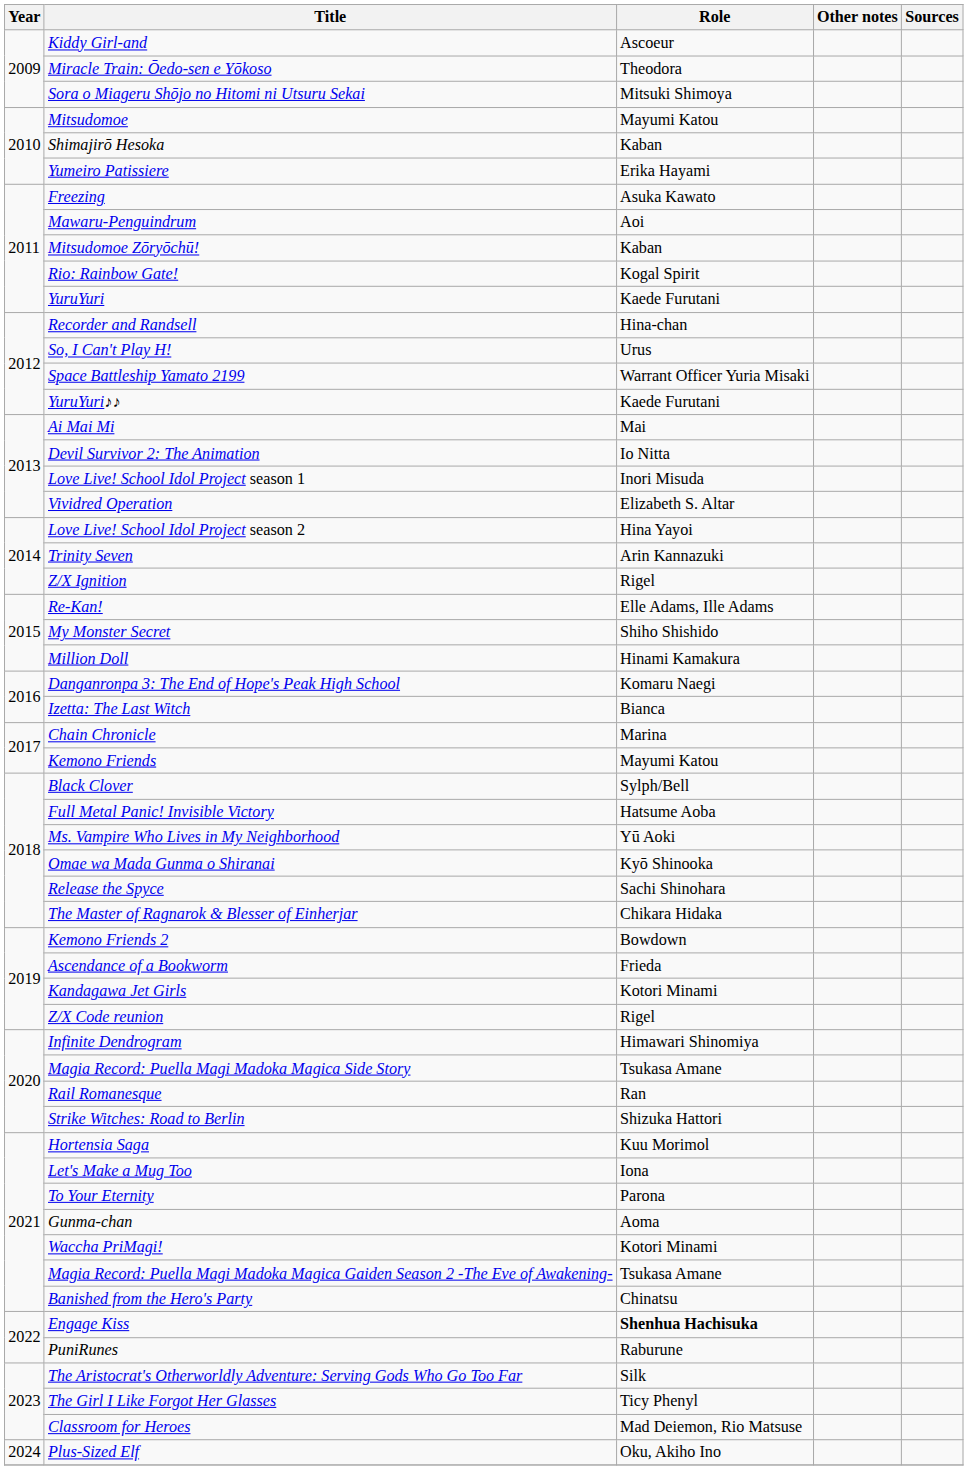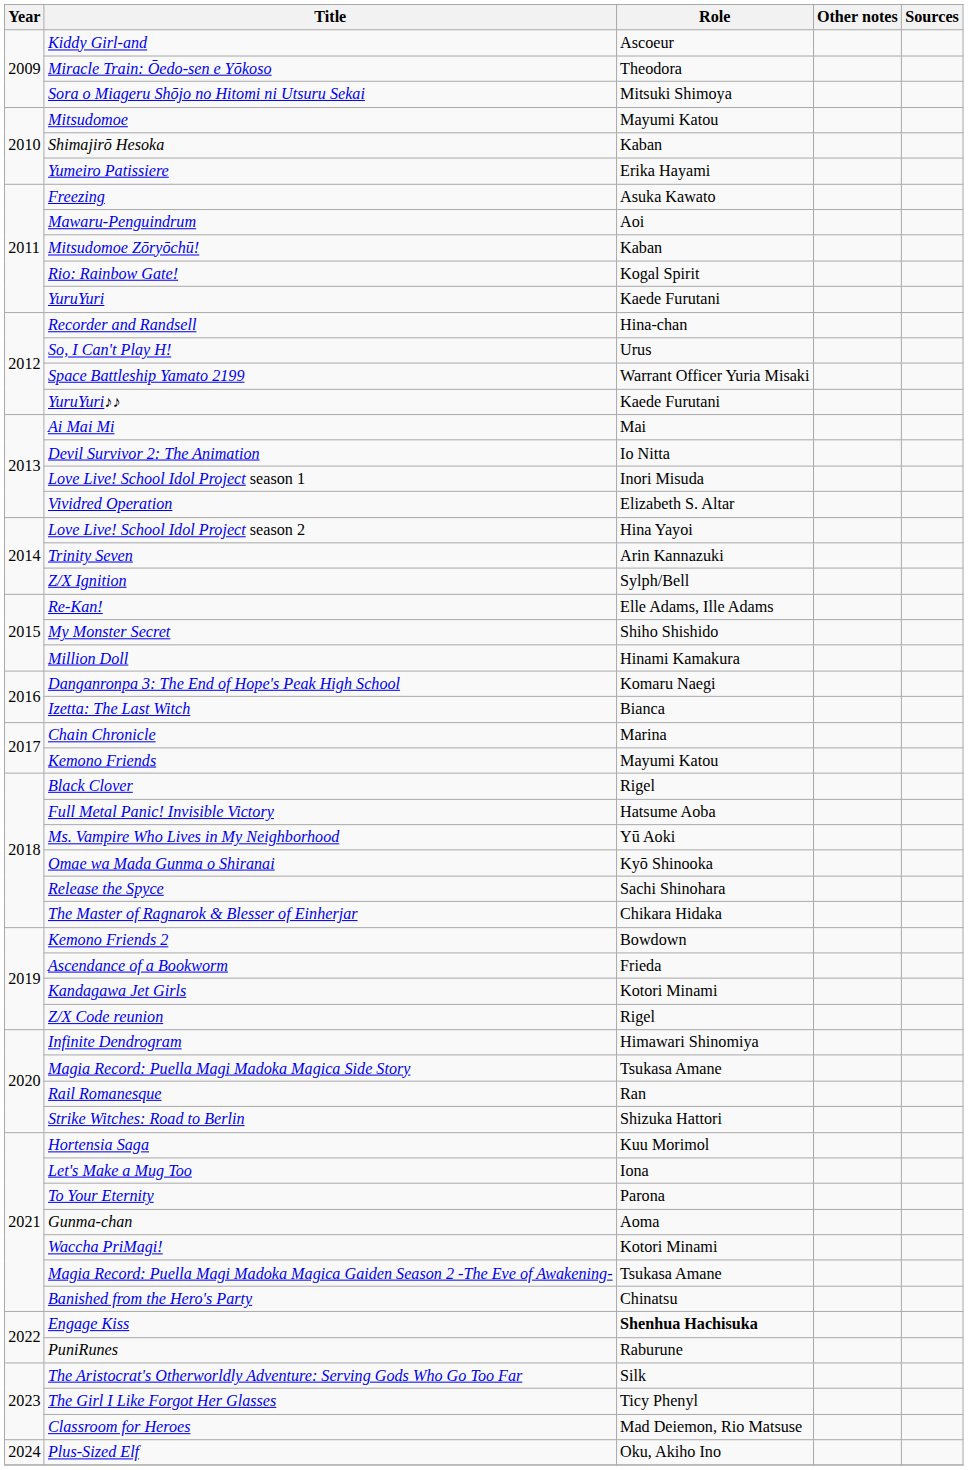(638, 581) Rigel -> (655, 581) Sylph/Bell
(655, 786) Sylph/Bell -> (638, 786) Rigel
